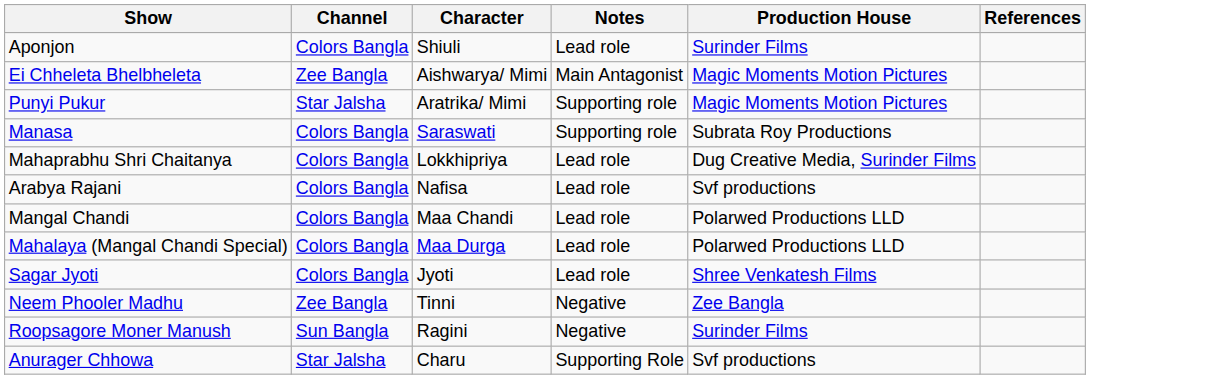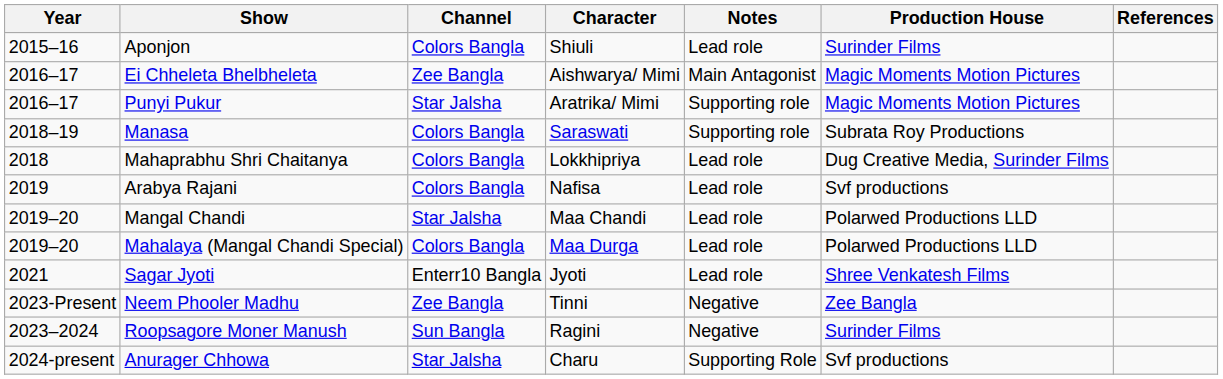+ column: (62, 18)
(352, 217) Colors Bangla -> (457, 217) Star Jalsha
(352, 274) Colors Bangla -> (476, 274) Enterr10 Bangla
